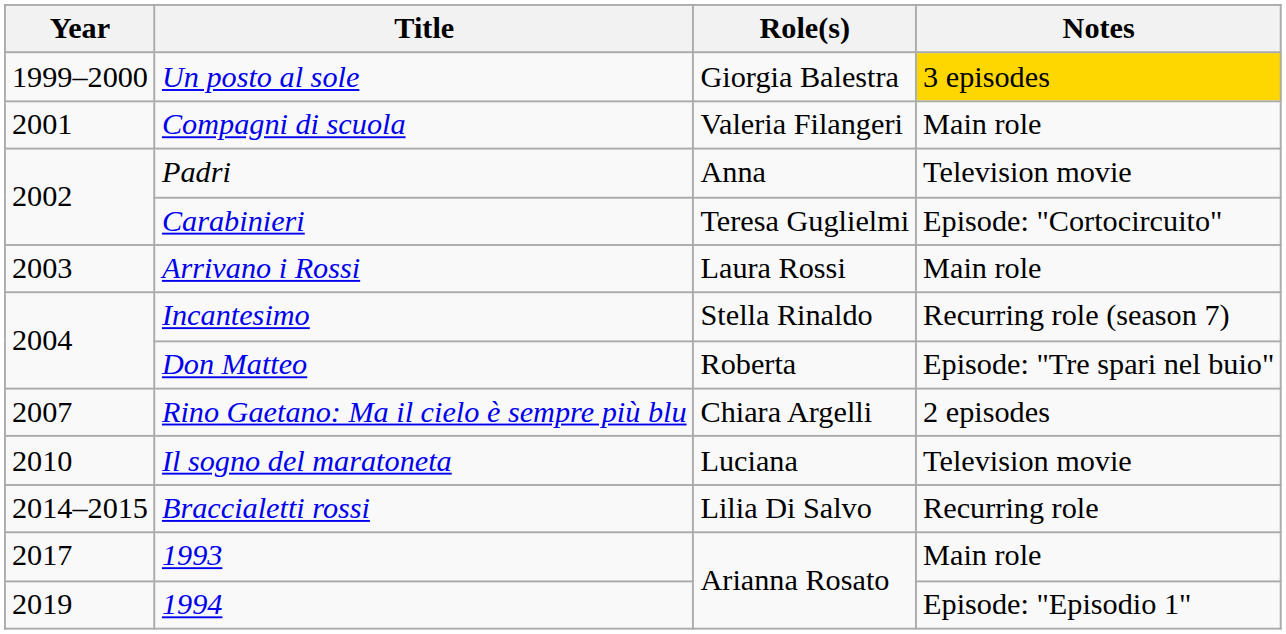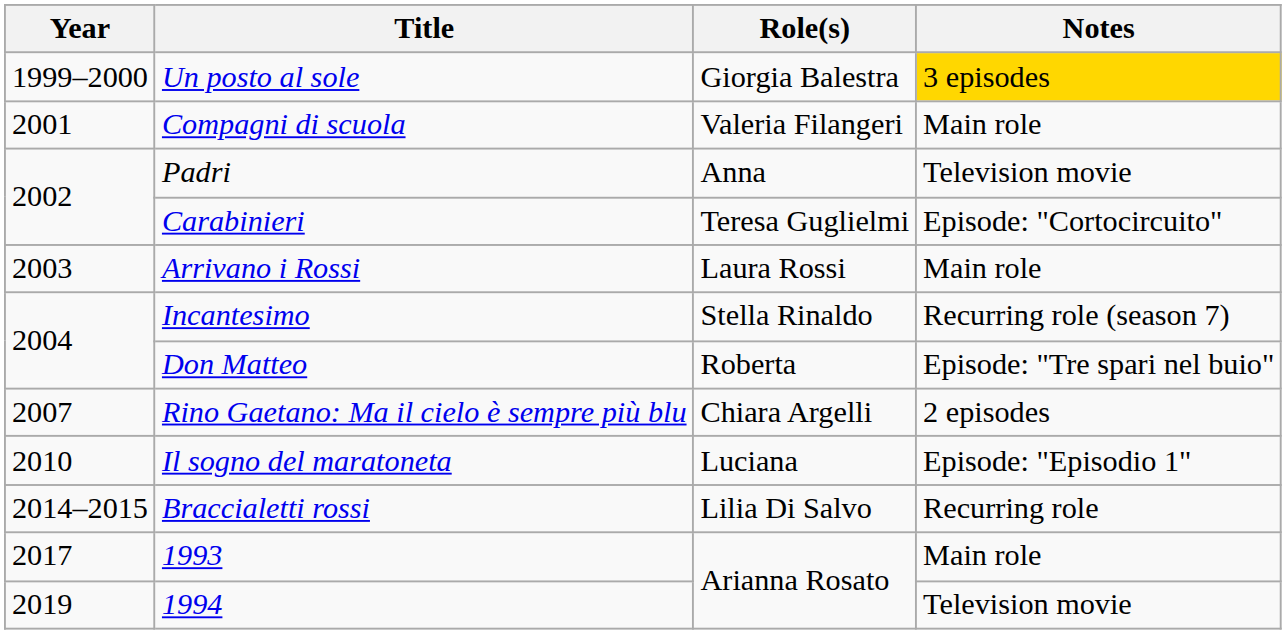(1027, 460) Television movie -> (1057, 460) Episode: "Episodio 1"
(1057, 603) Episode: "Episodio 1" -> (1027, 603) Television movie
